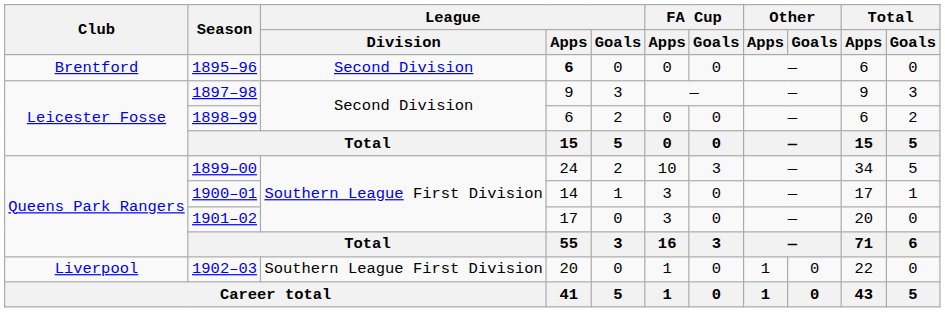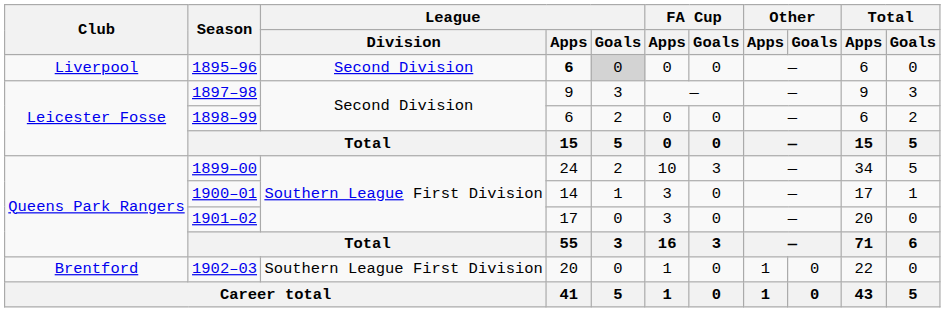(96, 68) Brentford -> (96, 68) Liverpool
(618, 68) no background -> (618, 68) lightgrey background
(96, 269) Liverpool -> (96, 269) Brentford
